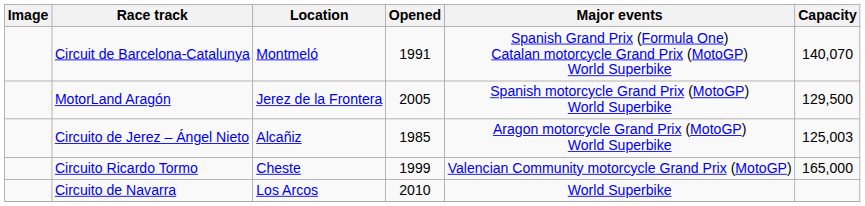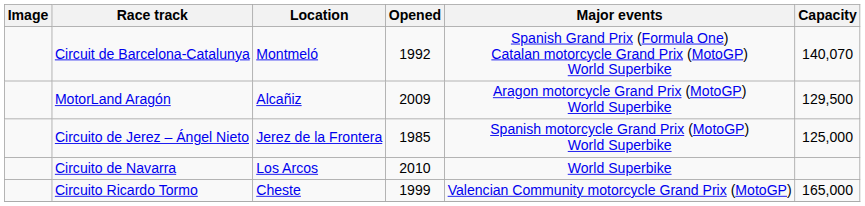(415, 53) 1991 -> (415, 53) 1992
(319, 99) Jerez de la Frontera -> (279, 99) Alcañiz
(415, 99) 2005 -> (415, 99) 2009
(620, 99) Spanish motorcycle Grand Prix (MotoGP) World Superbike -> (620, 99) Aragon motorcycle Grand Prix (MotoGP) World Superbike
(279, 138) Alcañiz -> (319, 138) Jerez de la Frontera
(620, 138) Aragon motorcycle Grand Prix (MotoGP) World Superbike -> (620, 138) Spanish motorcycle Grand Prix (MotoGP) World Superbike
(828, 138) 125,003 -> (828, 138) 125,000
rows swapped: (126, 168) <-> (116, 190)
